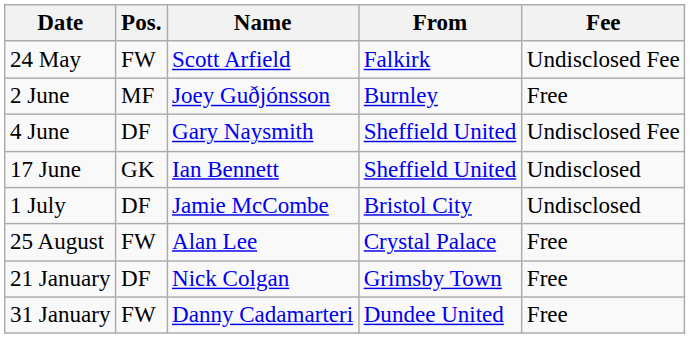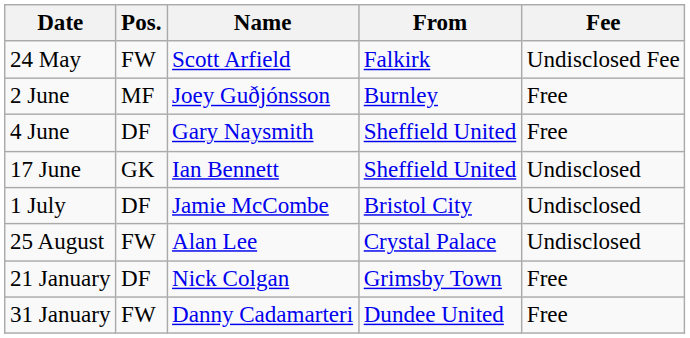(603, 132) Undisclosed Fee -> (547, 132) Free
(547, 242) Free -> (584, 242) Undisclosed
